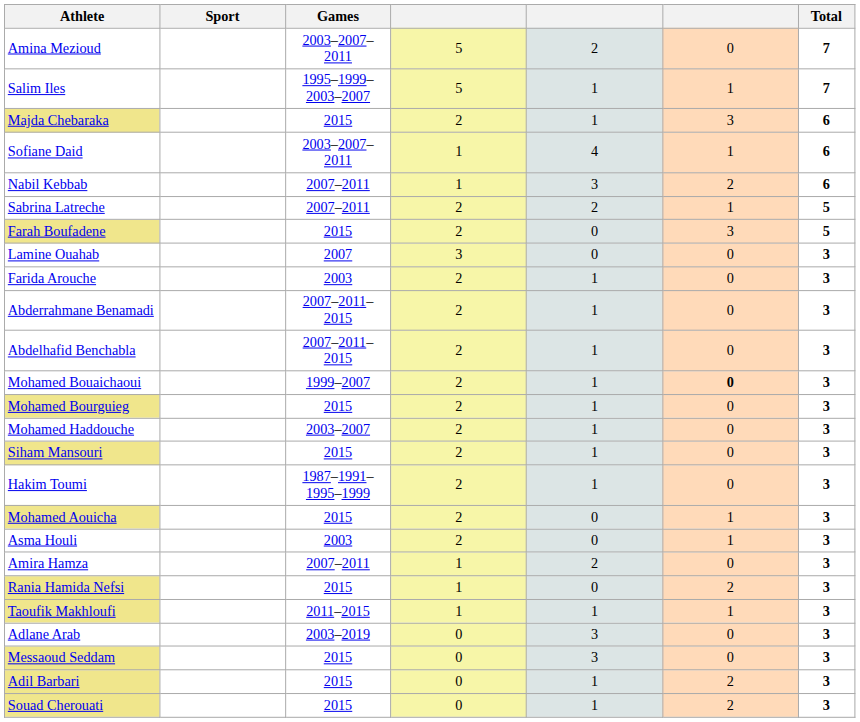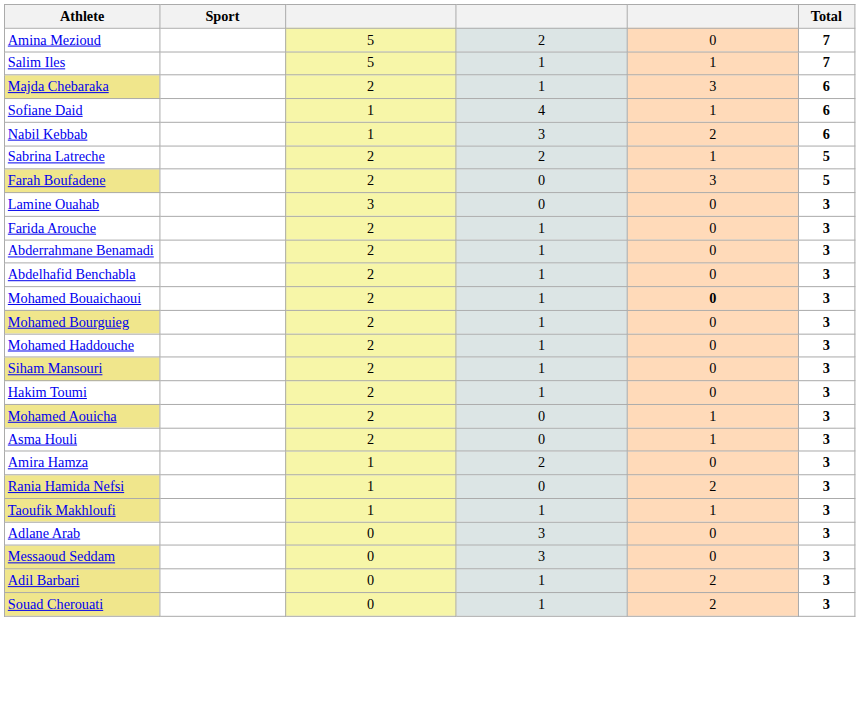- column: (338, 16)
